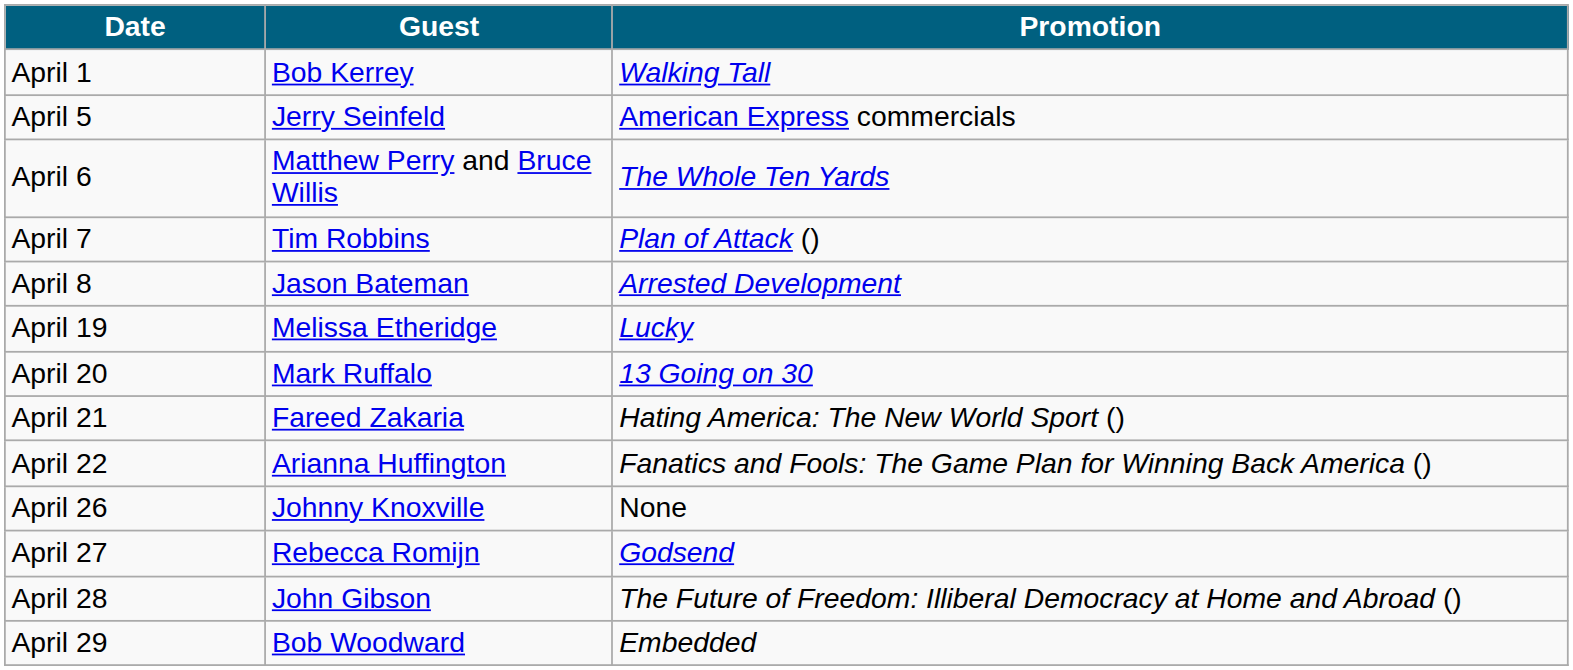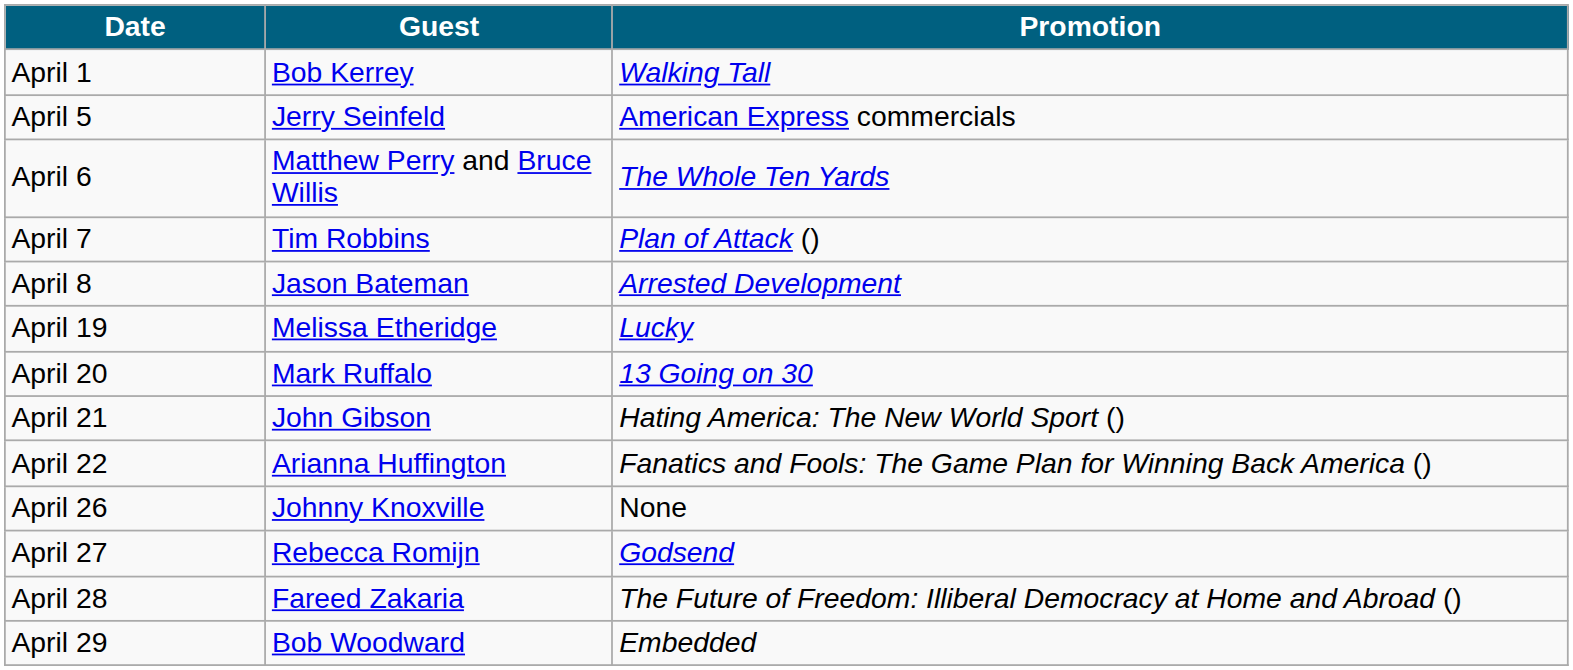(368, 418) Fareed Zakaria -> (351, 418) John Gibson
(351, 597) John Gibson -> (368, 597) Fareed Zakaria
